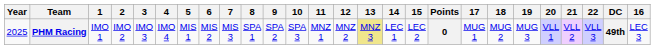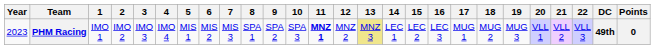columns swapped: (639, 11) <-> (445, 11)
(17, 31) 2025 -> (17, 31) 2023
(321, 31) normal -> (321, 31) bold
